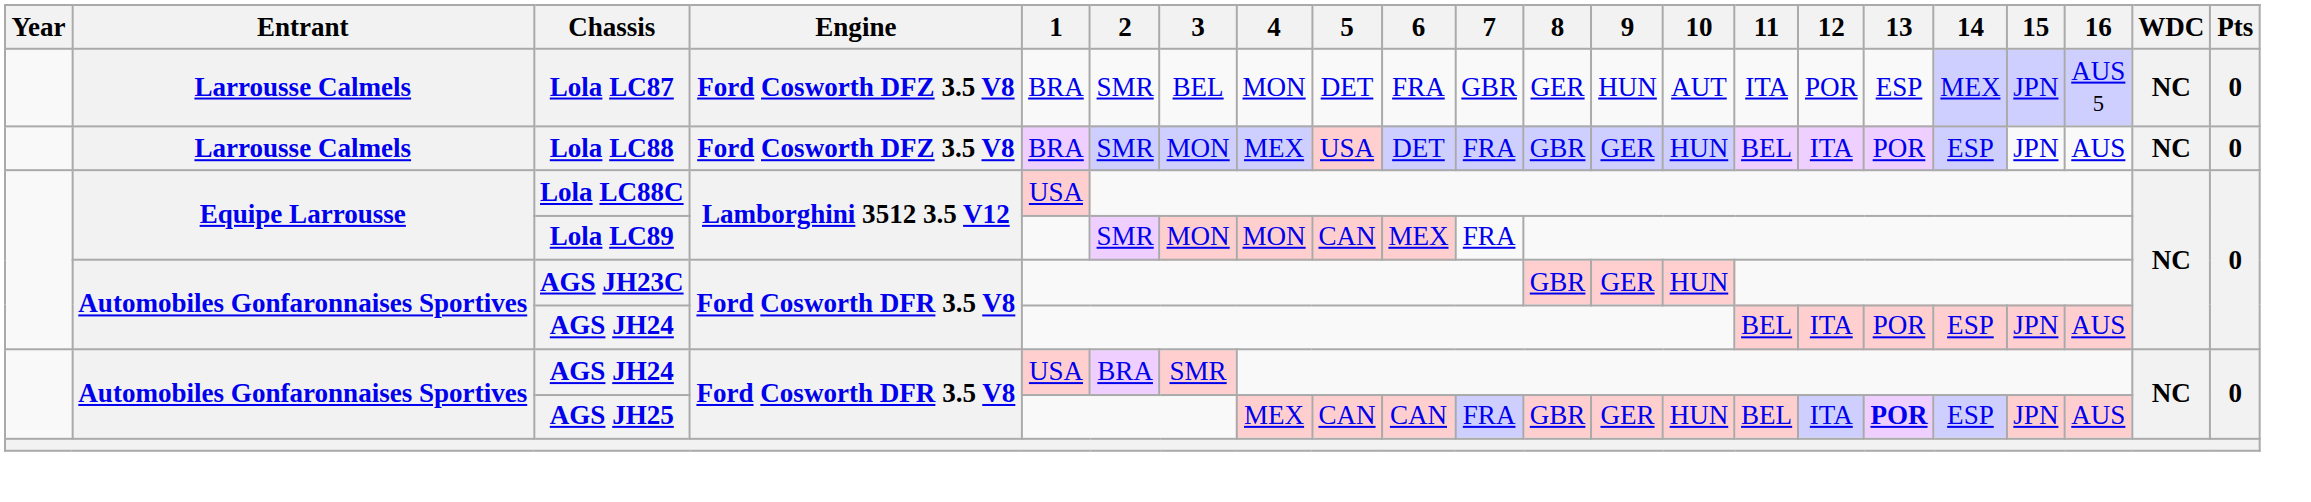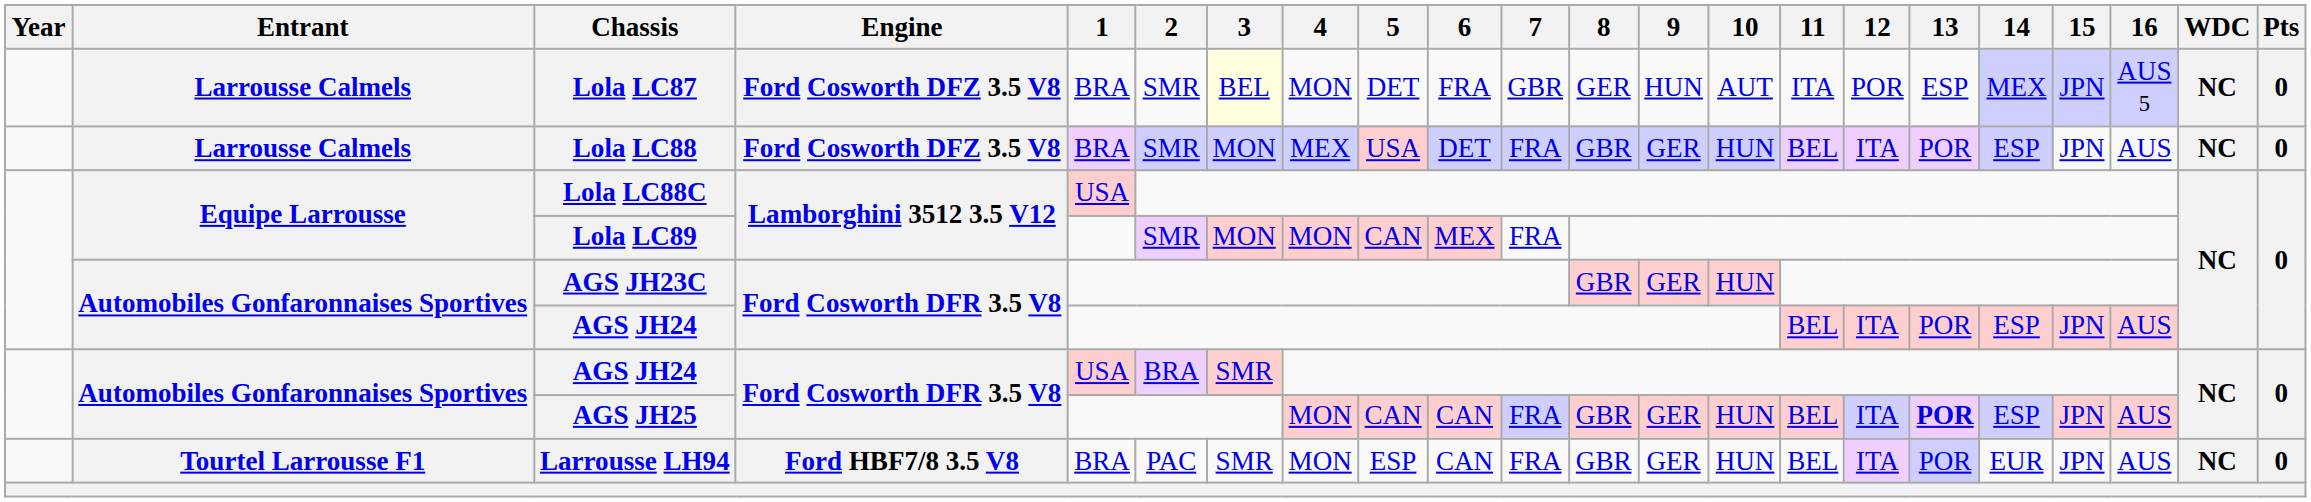(1198, 86) no background -> (1244, 86) lightyellow background
(1274, 415) MEX -> (1320, 415) MON
+ row: (303, 460)
